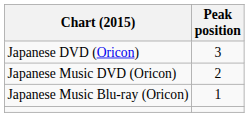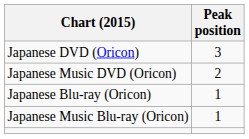+ row: (79, 95)
